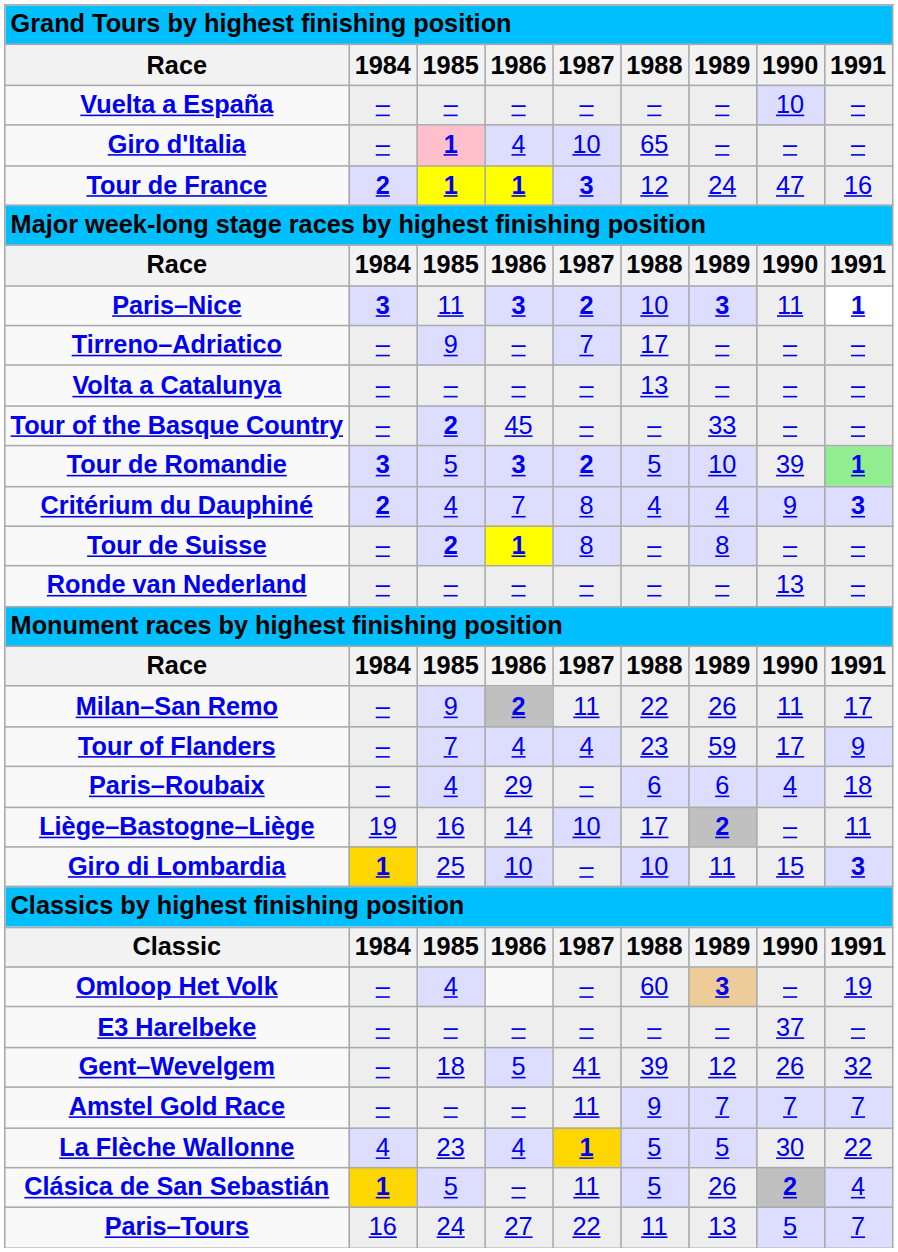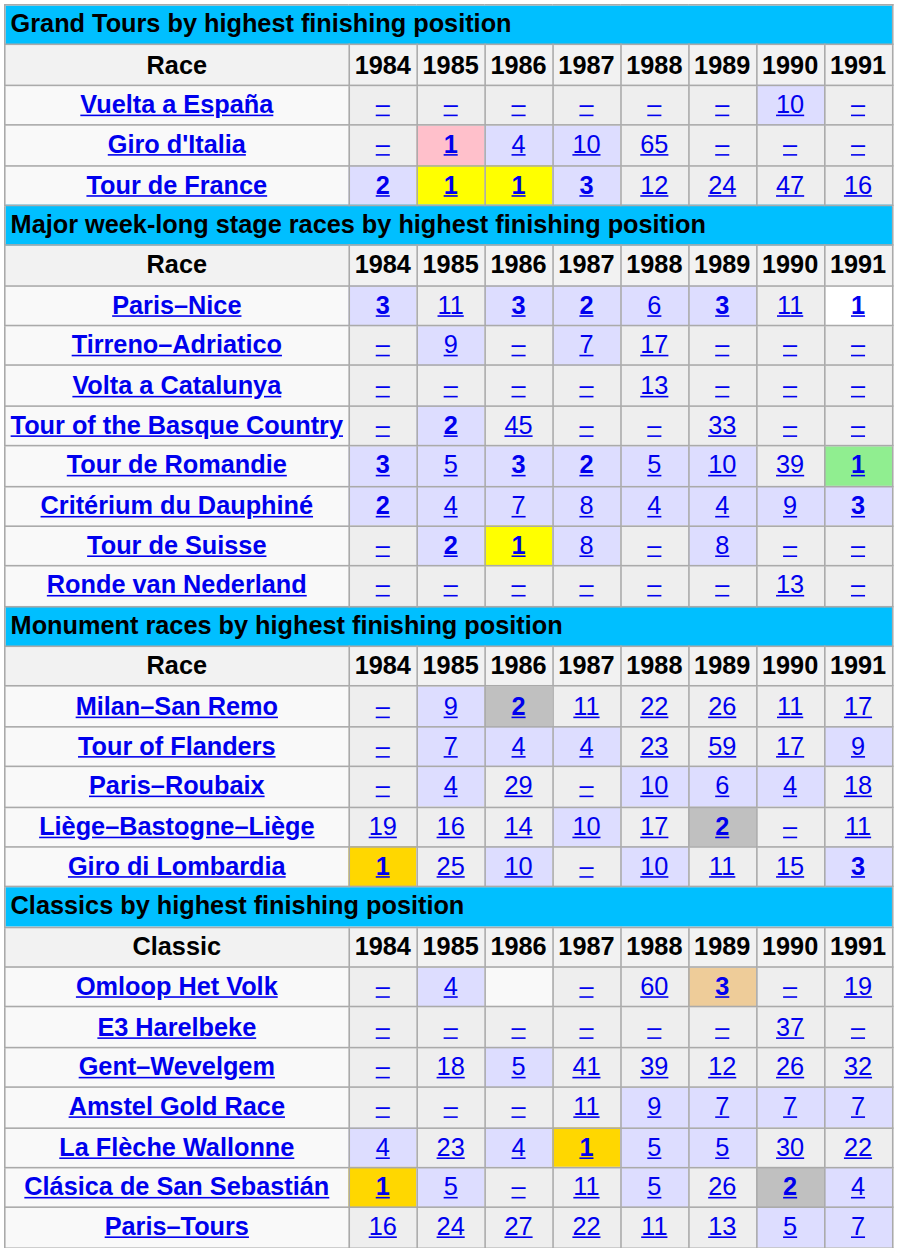(654, 305) 10 -> (654, 305) 6
(654, 786) 6 -> (654, 786) 10
